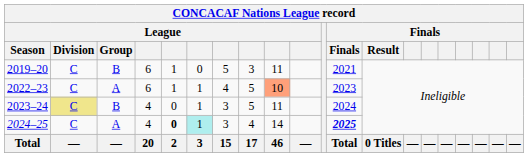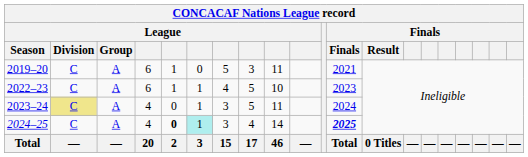(116, 69) B -> (116, 69) A
(277, 87) lightsalmon background -> (277, 87) no background
(116, 106) B -> (116, 106) A
